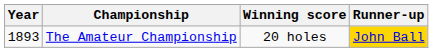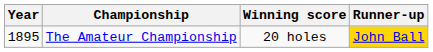(24, 37) 1893 -> (24, 37) 1895
